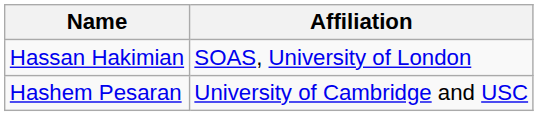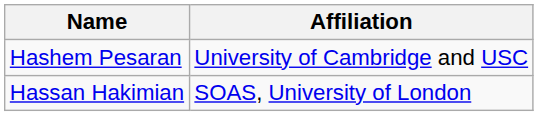rows swapped: (96, 92) <-> (97, 57)
